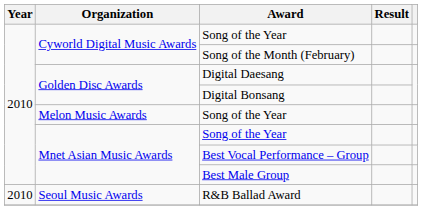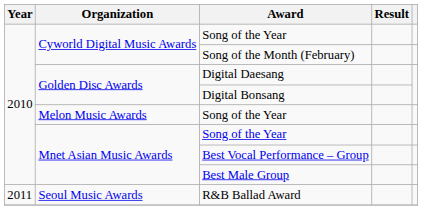(20, 194) 2010 -> (20, 194) 2011
